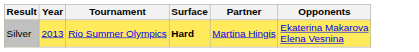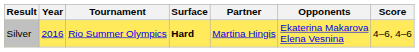+ column: (392, 12)
(53, 33) 2013 -> (53, 33) 2016
